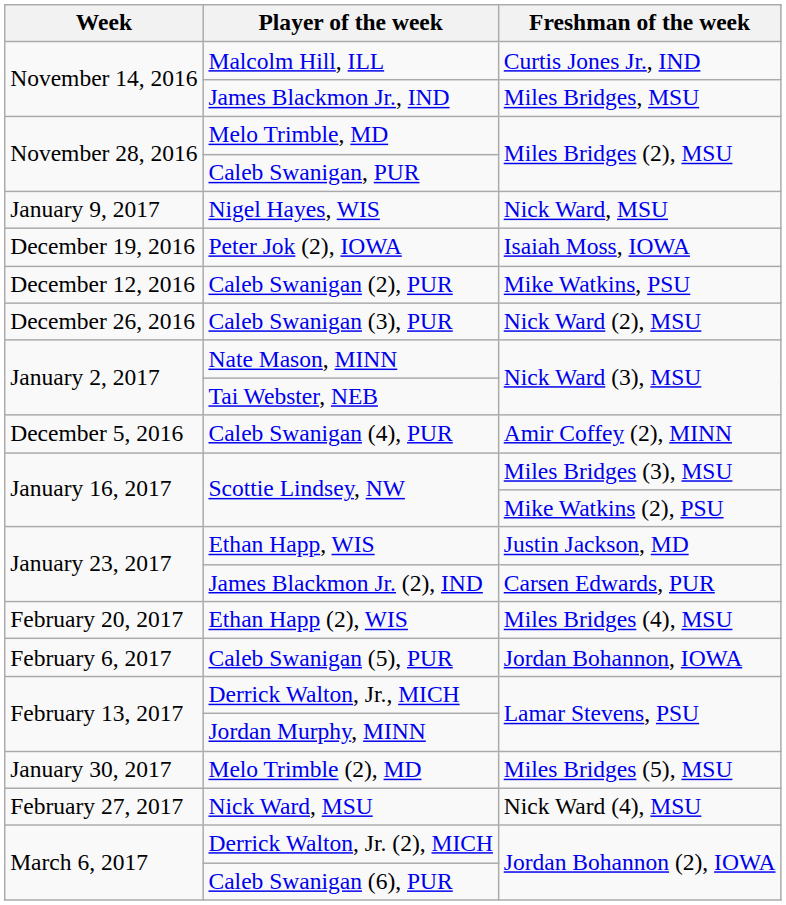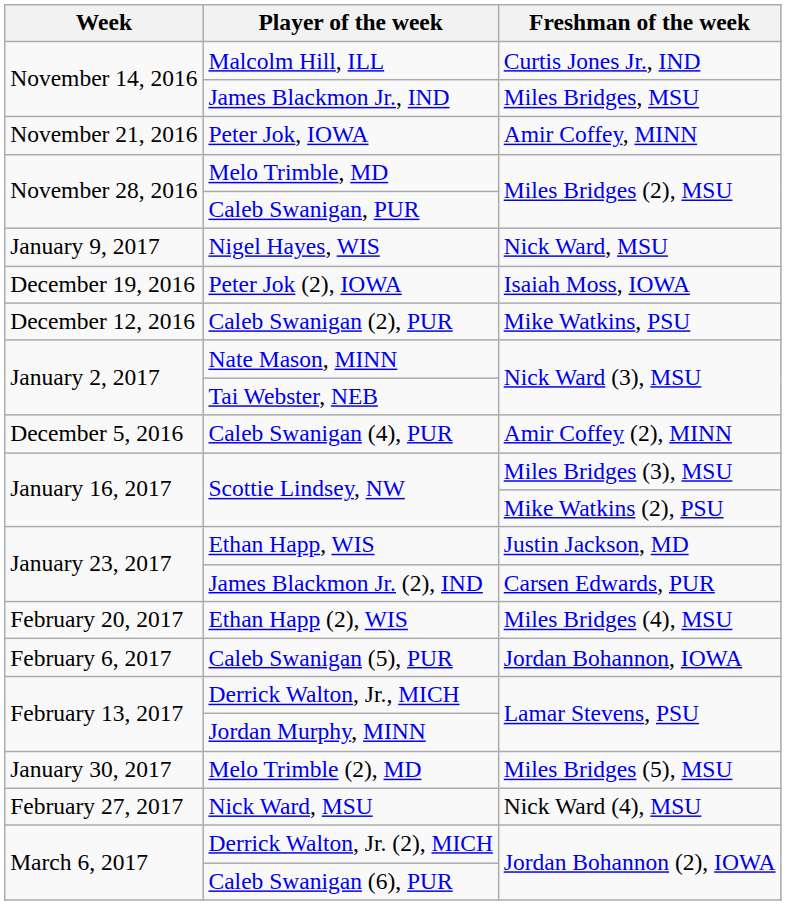+ row: (288, 135)
- row: (331, 321)
